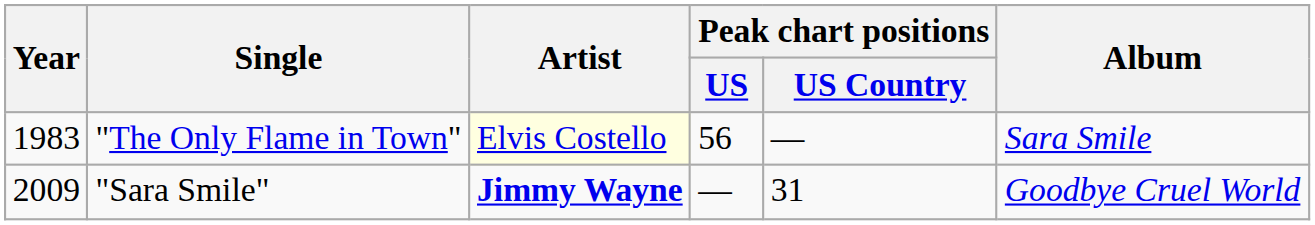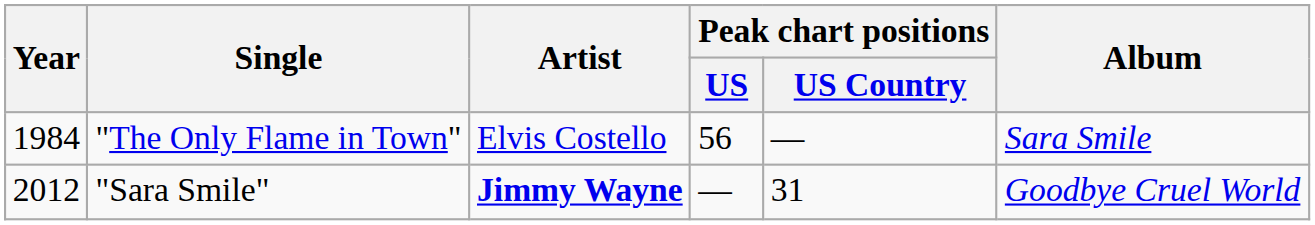(46, 137) 1983 -> (46, 137) 1984
(572, 137) lightyellow background -> (572, 137) no background
(46, 191) 2009 -> (46, 191) 2012
